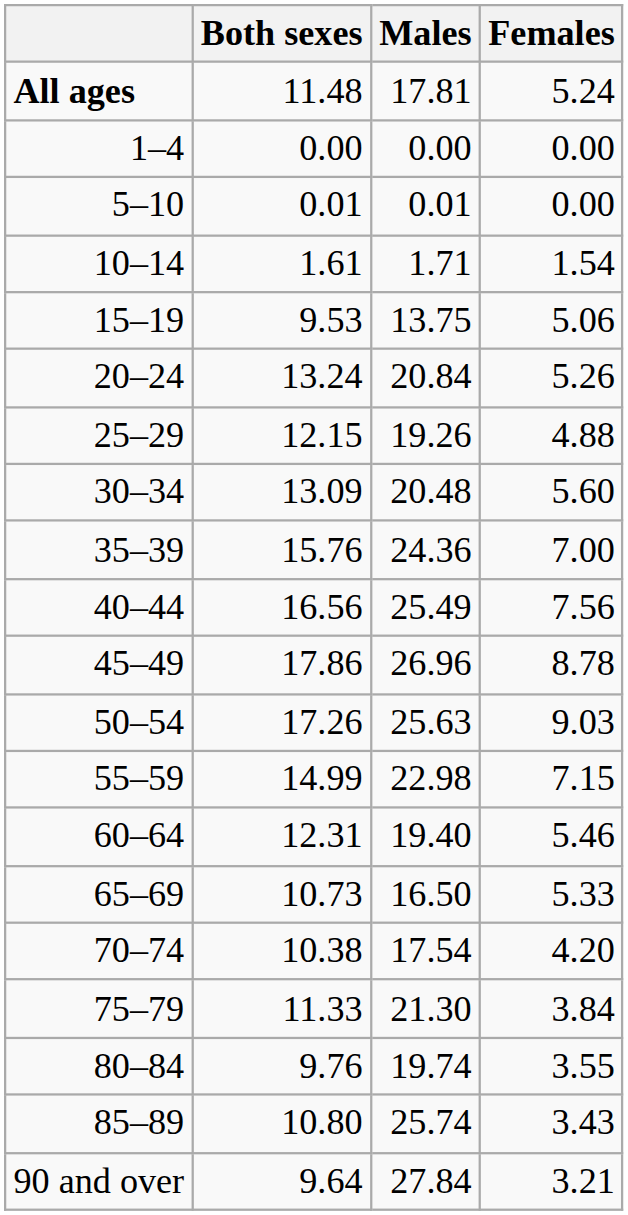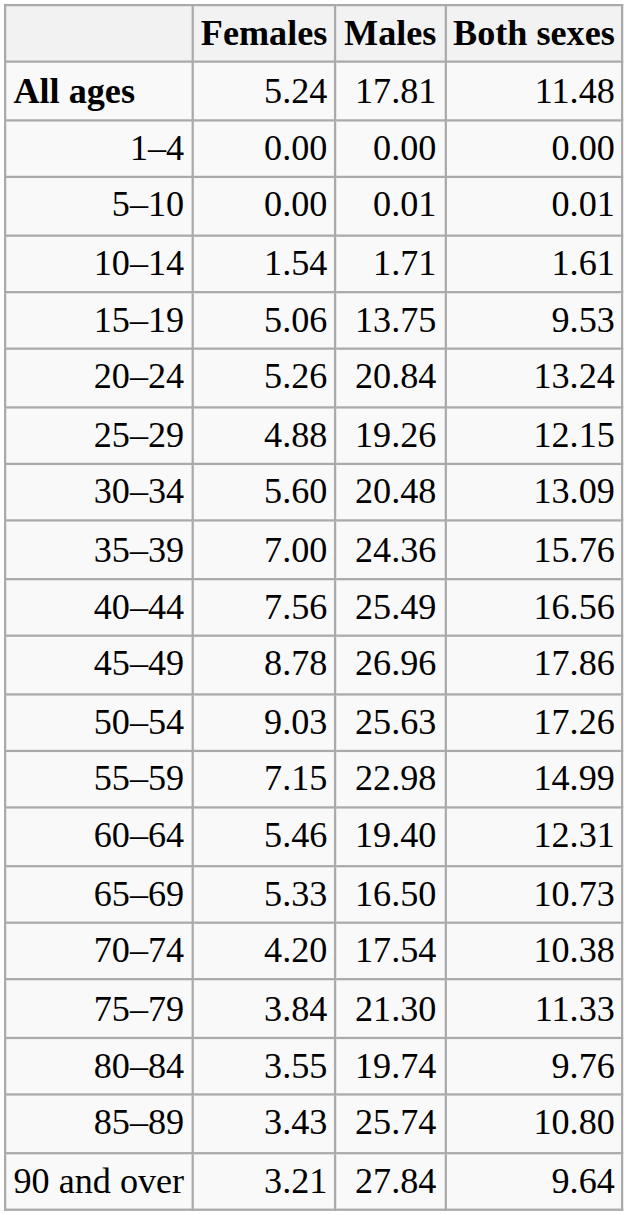columns swapped: (282, 33) <-> (552, 33)
